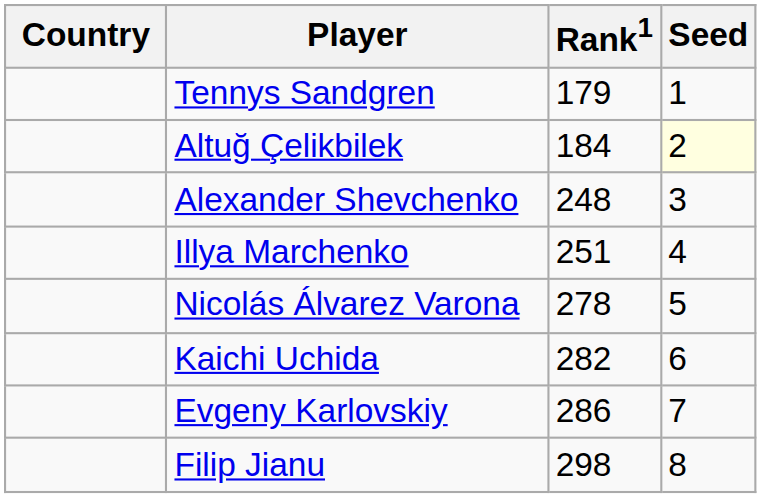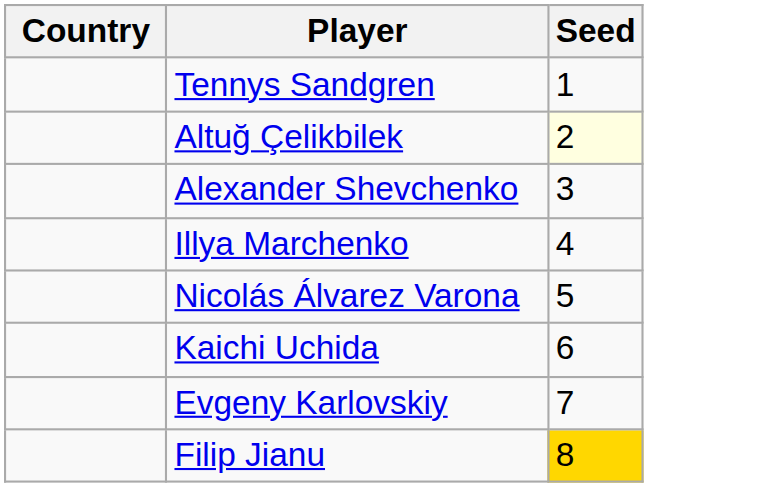- column: (604, 35)
(678, 464) no background -> (565, 455) gold background
